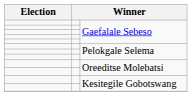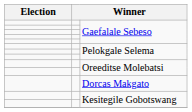+ row: (38, 83)
